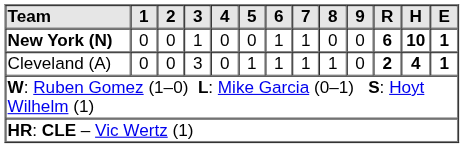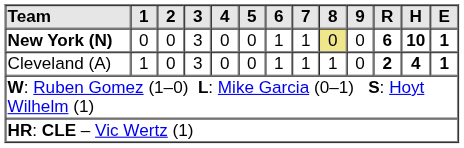(198, 40) 1 -> (198, 40) 3
(333, 40) no background -> (333, 40) khaki background
(144, 63) 0 -> (144, 63) 1
(252, 63) 1 -> (252, 63) 0
